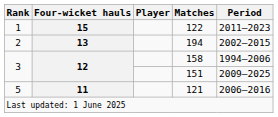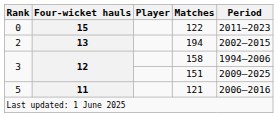(18, 28) 1 -> (18, 28) 0
